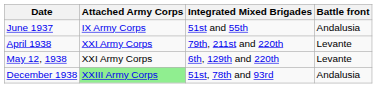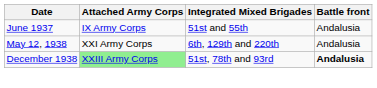- row: (29, 43)
(334, 59) Levante -> (338, 43) Andalusia
(338, 75) normal -> (340, 59) bold
